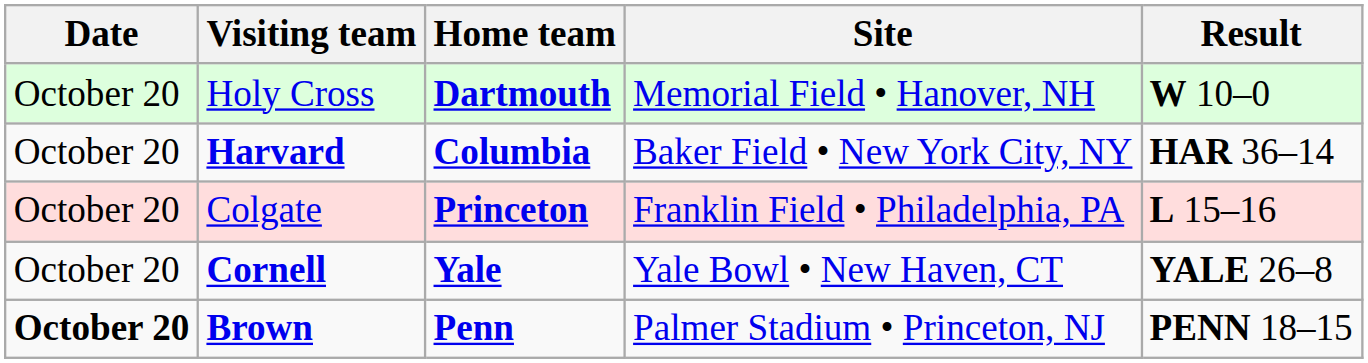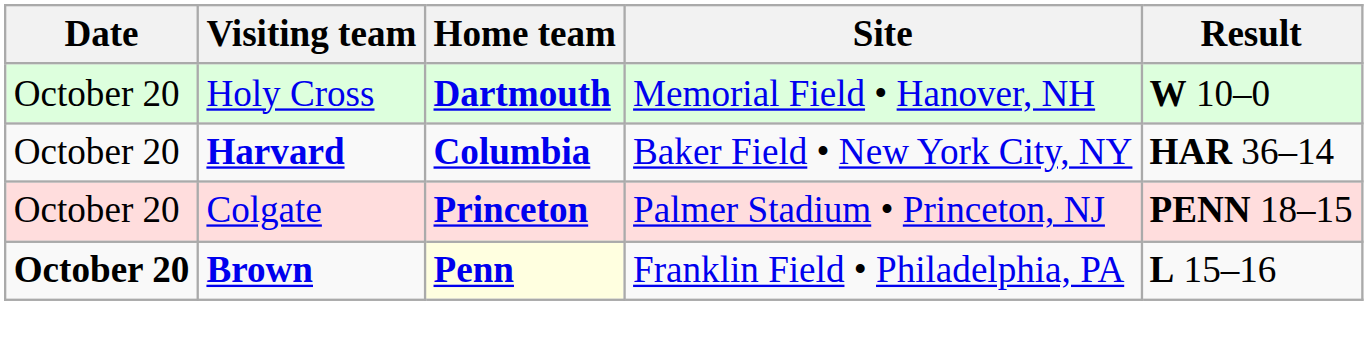(879, 210) Franklin Field • Philadelphia, PA -> (869, 210) Palmer Stadium • Princeton, NJ
(1213, 210) L 15–16 -> (1251, 210) PENN 18–15
- row: (266, 269)
(474, 328) no background -> (474, 269) lightyellow background
(869, 328) Palmer Stadium • Princeton, NJ -> (879, 269) Franklin Field • Philadelphia, PA
(1251, 328) PENN 18–15 -> (1213, 269) L 15–16
